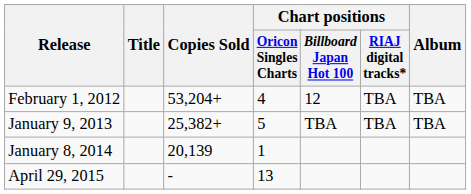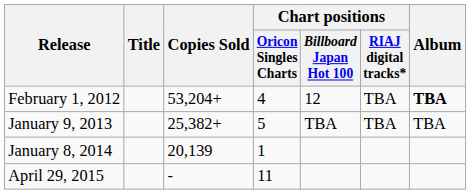(430, 98) normal -> (430, 98) bold
(265, 176) 13 -> (265, 176) 11
